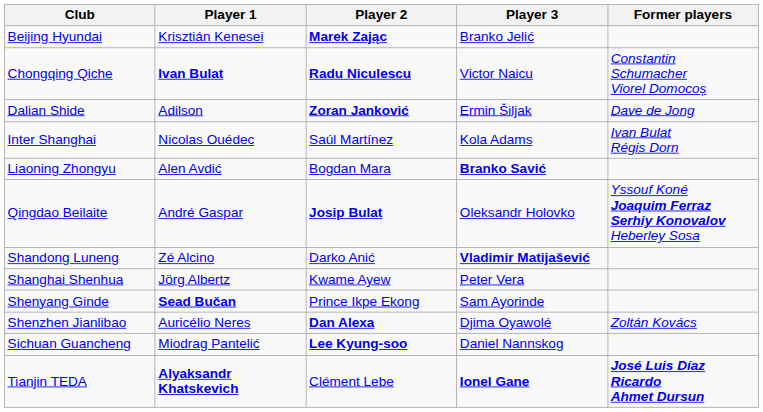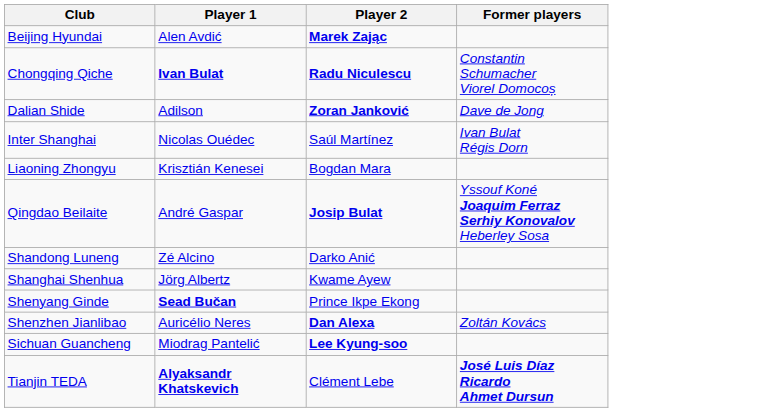- column: (532, 15)
(211, 36) Krisztián Kenesei -> (190, 36) Alen Avdić
(190, 169) Alen Avdić -> (211, 169) Krisztián Kenesei
